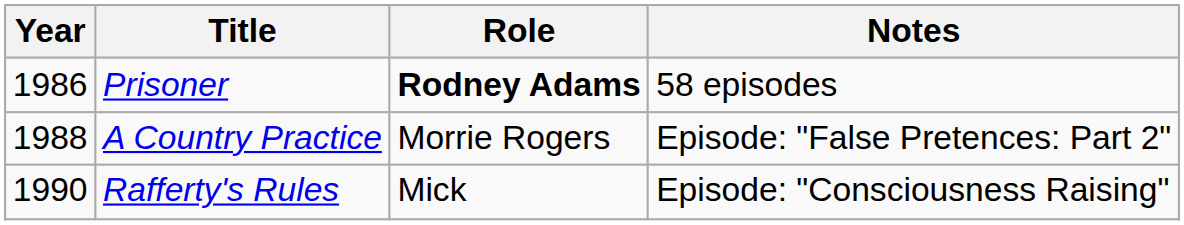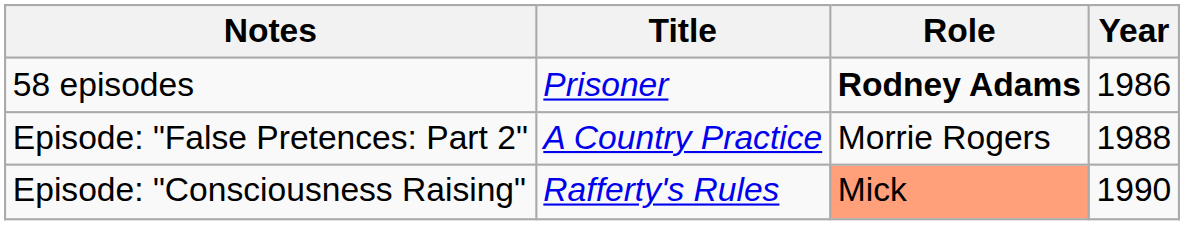columns swapped: (50, 31) <-> (914, 31)
(432, 191) no background -> (872, 191) lightsalmon background
